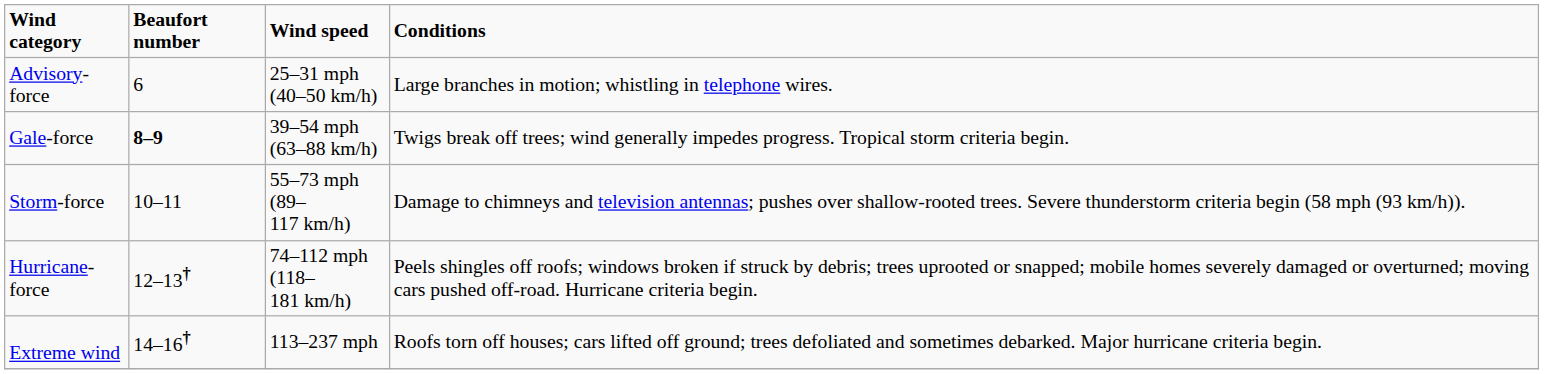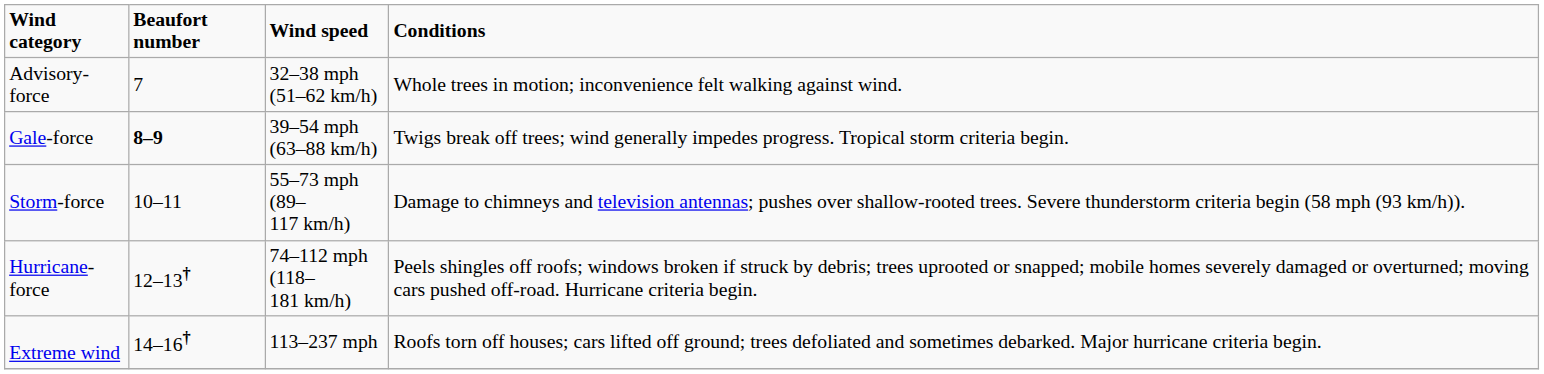- row: (324, 84)
+ row: (323, 84)
